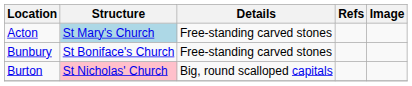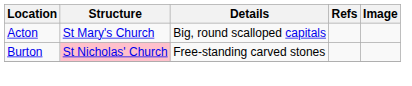(109, 33) lightblue background -> (109, 33) no background
(256, 33) Free-standing carved stones -> (250, 33) Big, round scalloped capitals
- row: (29, 52)
(256, 71) Big, round scalloped capitals -> (249, 52) Free-standing carved stones
